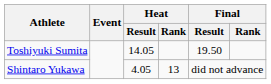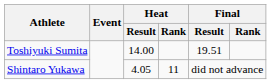(141, 50) 14.05 -> (141, 50) 14.00
(209, 50) 19.50 -> (209, 50) 19.51
(173, 69) 13 -> (173, 69) 11
